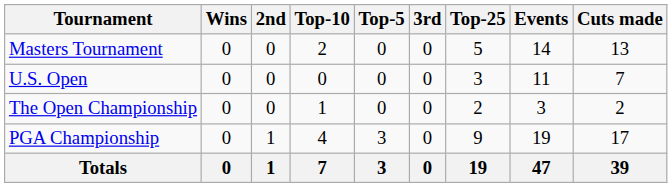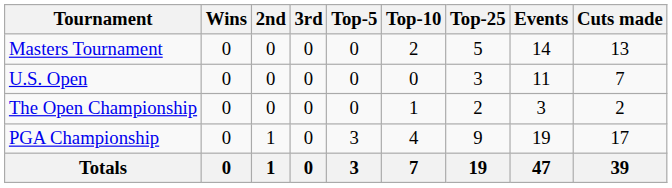columns swapped: (427, 19) <-> (322, 19)
